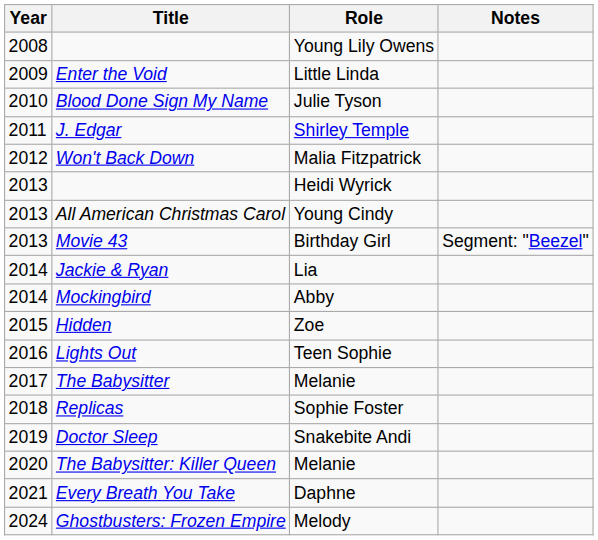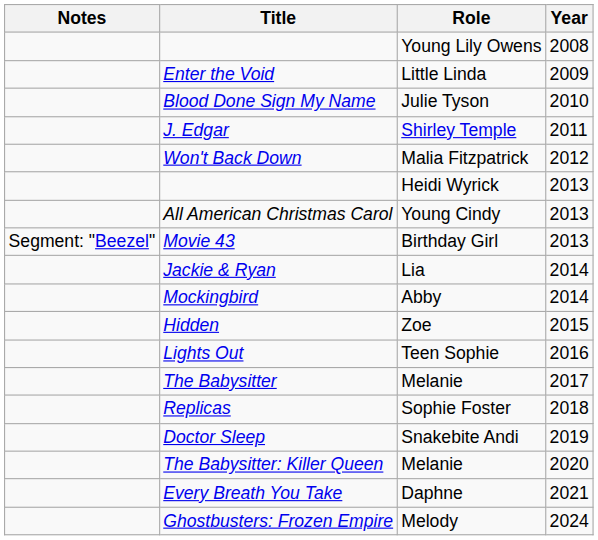columns swapped: (28, 18) <-> (515, 18)
